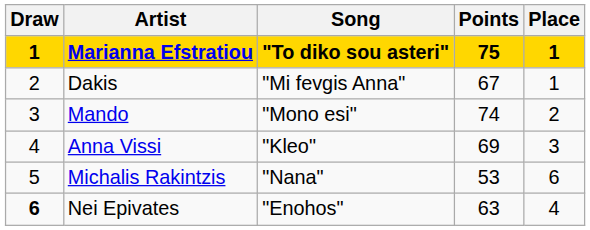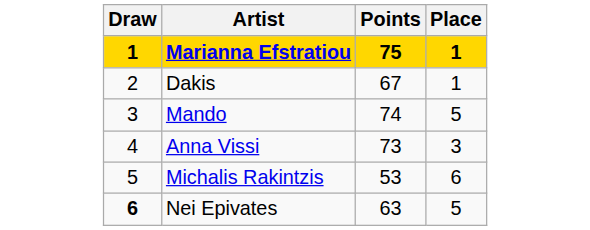- column: (356, 20)
(554, 114) 2 -> (456, 114) 5
(489, 146) 69 -> (391, 146) 73
(554, 209) 4 -> (456, 209) 5
